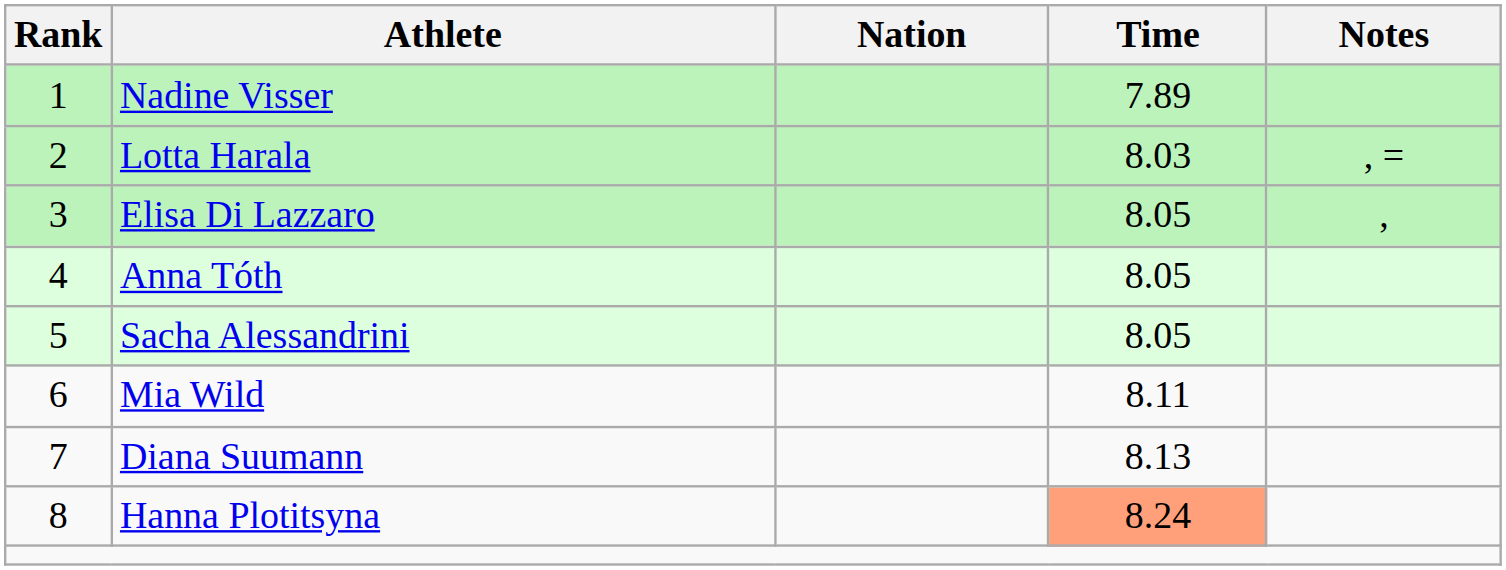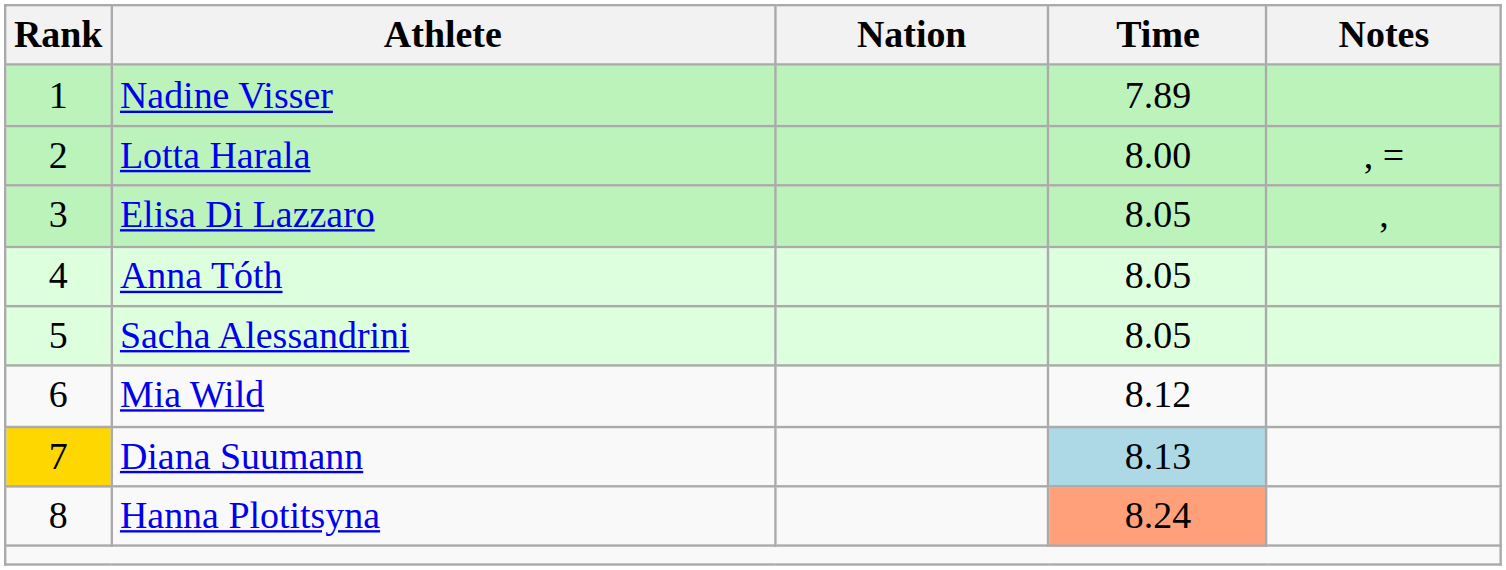(1158, 154) 8.03 -> (1158, 154) 8.00
(1158, 395) 8.11 -> (1158, 395) 8.12
(58, 455) no background -> (58, 455) gold background
(1158, 455) no background -> (1158, 455) lightblue background
